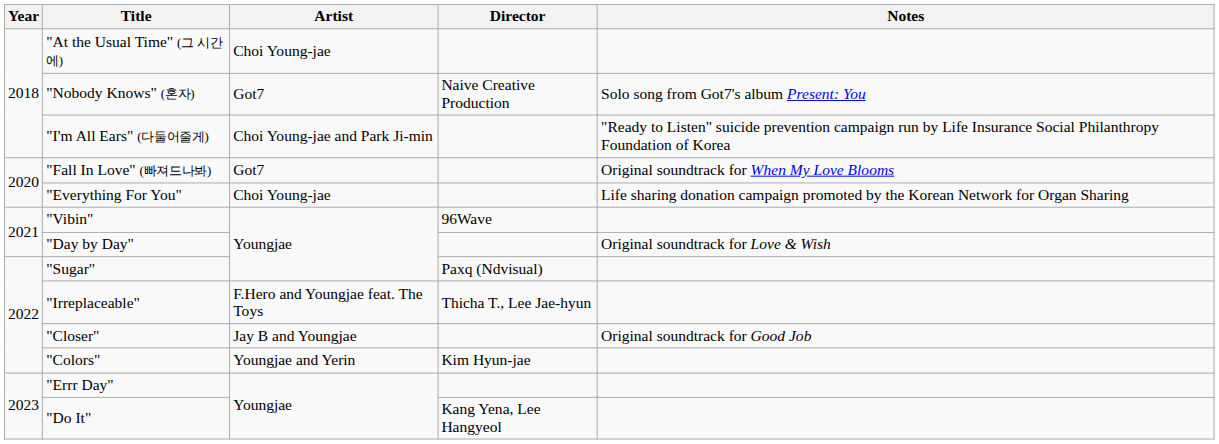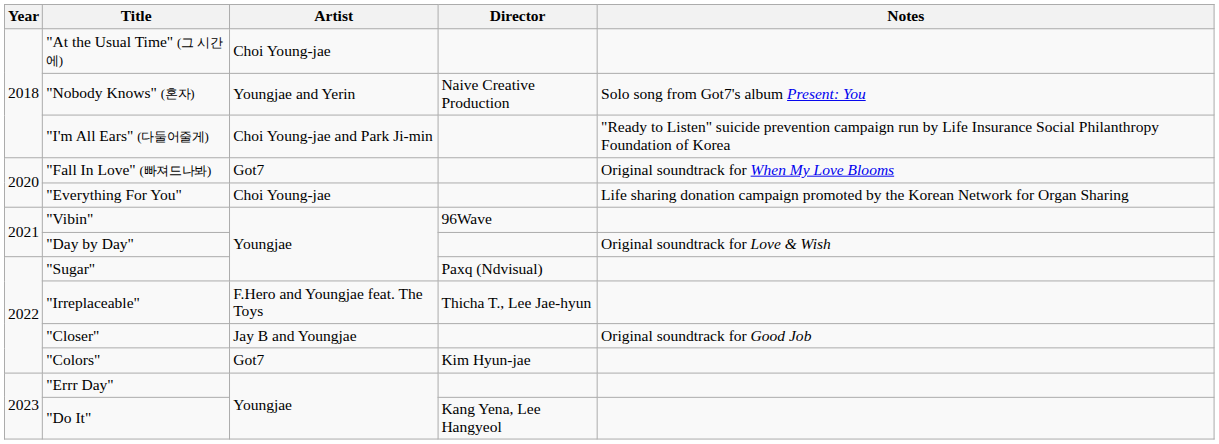(249, 94) Got7 -> (294, 94) Youngjae and Yerin
(294, 360) Youngjae and Yerin -> (249, 360) Got7
